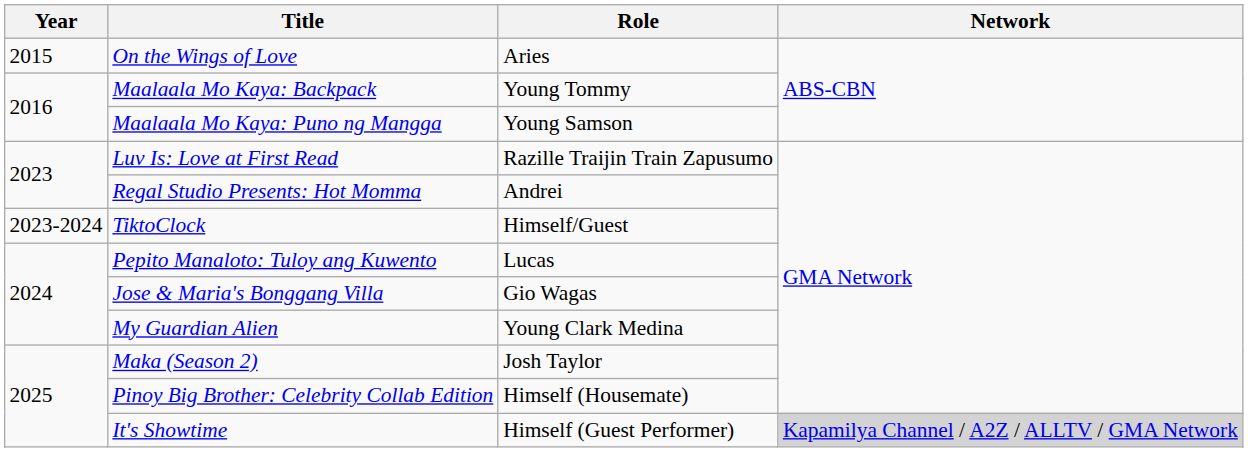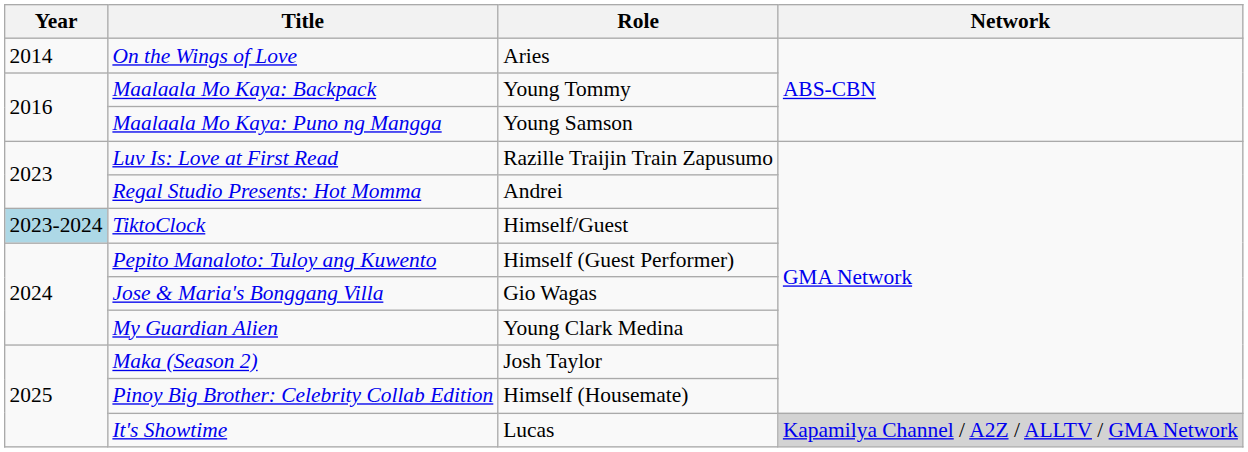(31, 55) 2015 -> (31, 55) 2014
(56, 225) no background -> (56, 225) lightblue background
(529, 259) Lucas -> (619, 259) Himself (Guest Performer)
(619, 429) Himself (Guest Performer) -> (529, 429) Lucas
